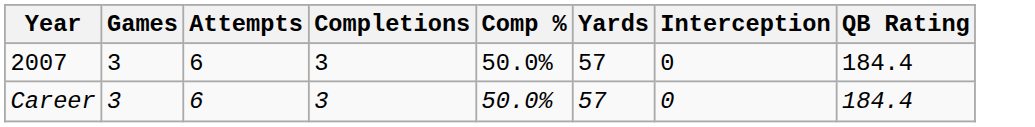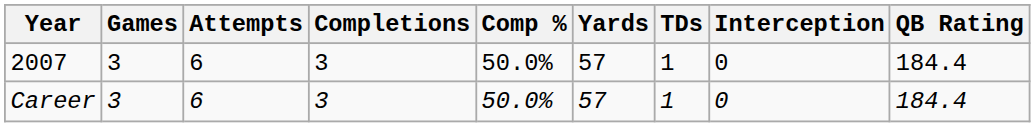+ column: (682, 24)
